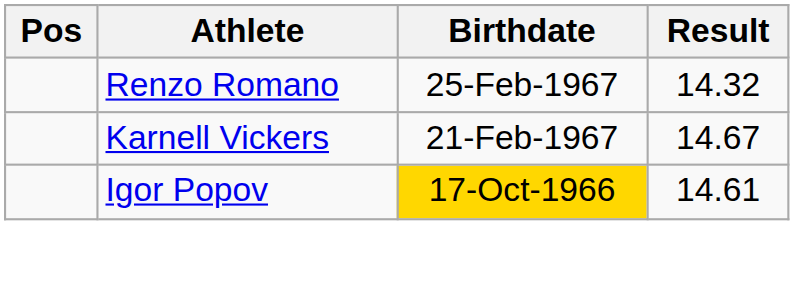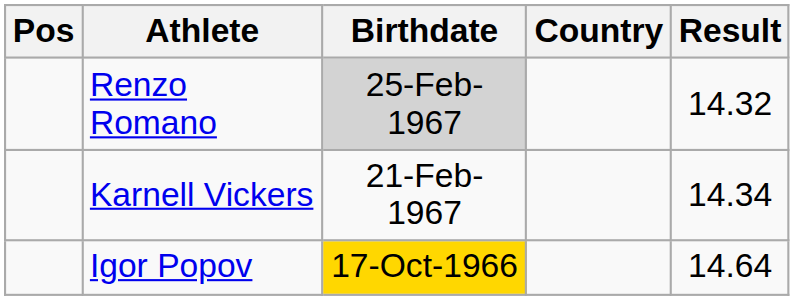+ column: (599, 31)
(522, 84) no background -> (425, 103) lightgrey background
(718, 137) 14.67 -> (730, 194) 14.34
(718, 191) 14.61 -> (730, 266) 14.64
